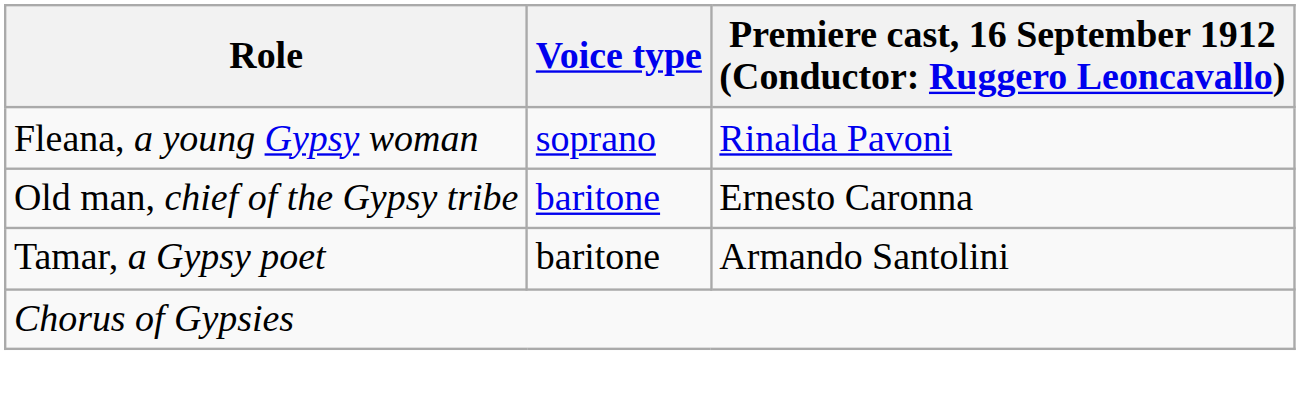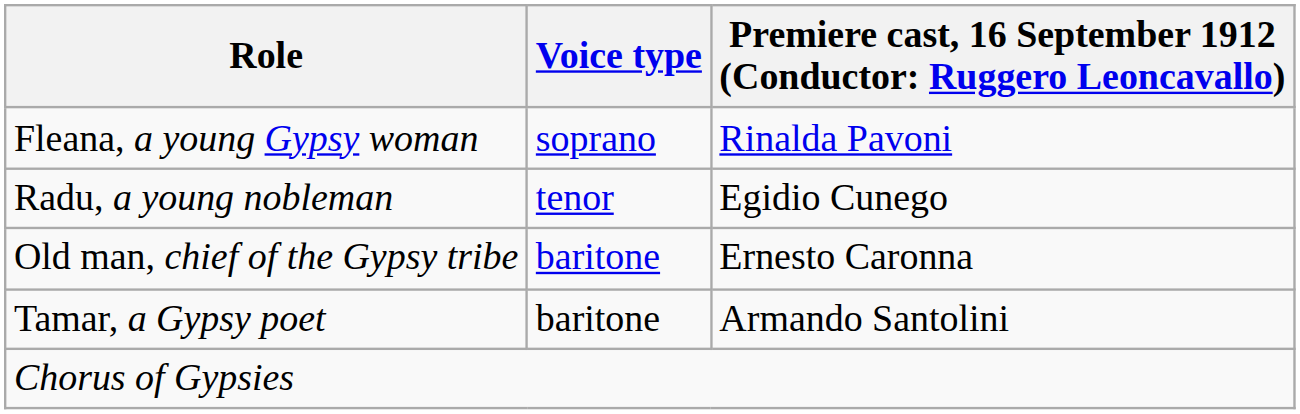+ row: (204, 197)
